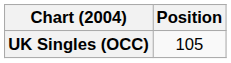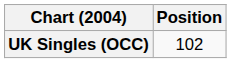(189, 44) 105 -> (189, 44) 102
